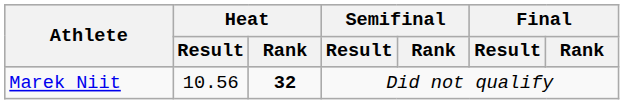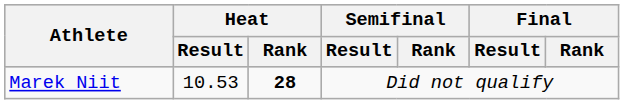(211, 83) 10.56 -> (211, 83) 10.53
(285, 83) 32 -> (285, 83) 28
